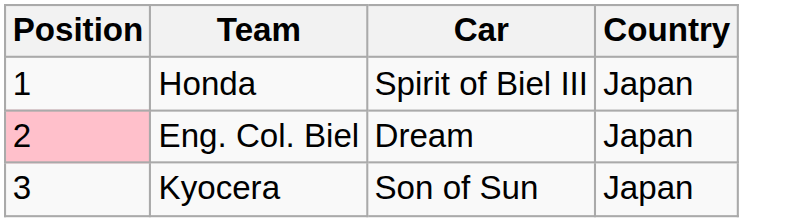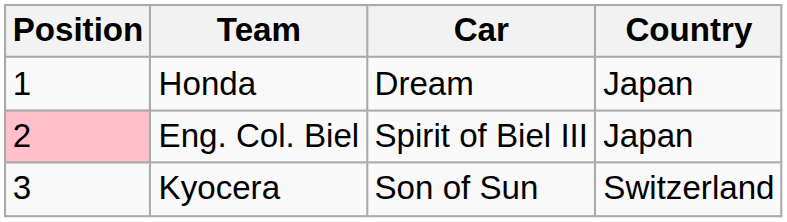(481, 83) Spirit of Biel III -> (424, 83) Dream
(424, 135) Dream -> (481, 135) Spirit of Biel III
(648, 188) Japan -> (689, 188) Switzerland
